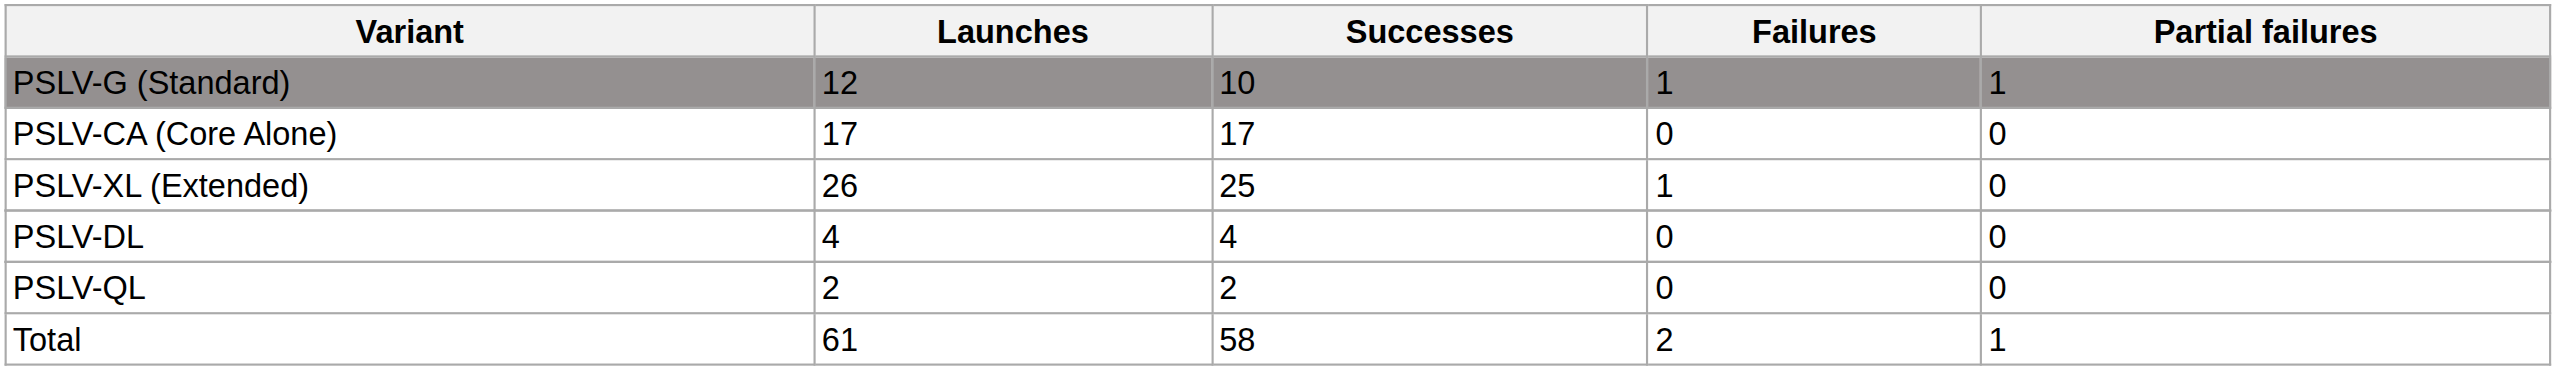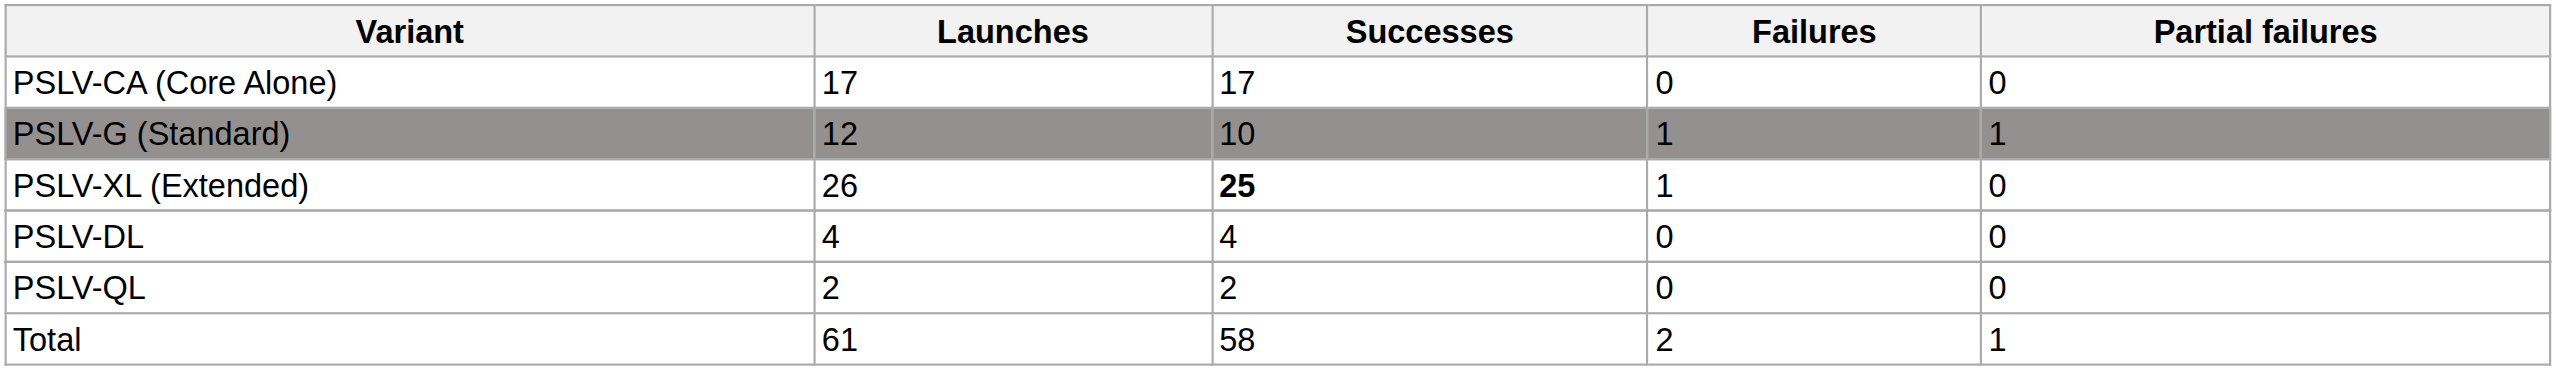rows swapped: (152, 82) <-> (175, 134)
(1237, 185) normal -> (1237, 185) bold
